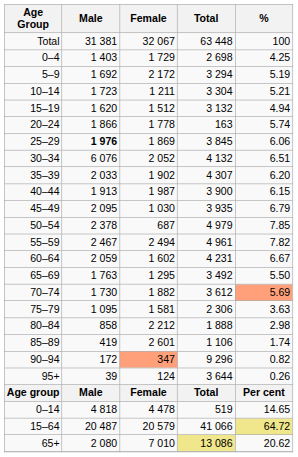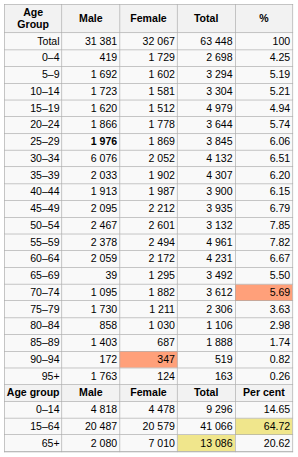(104, 58) 1 403 -> (108, 58) 419
(162, 74) 2 172 -> (162, 74) 1 602
(162, 91) 1 211 -> (162, 91) 1 581
(219, 108) 3 132 -> (219, 108) 4 979
(224, 125) 163 -> (219, 125) 3 644
(162, 208) 1 030 -> (162, 208) 2 212
(104, 225) 2 378 -> (104, 225) 2 467
(166, 225) 687 -> (162, 225) 2 601
(219, 225) 4 979 -> (219, 225) 3 132
(104, 242) 2 467 -> (104, 242) 2 378
(162, 259) 1 602 -> (162, 259) 2 172
(104, 275) 1 763 -> (111, 275) 39
(104, 292) 1 730 -> (104, 292) 1 095
(104, 309) 1 095 -> (104, 309) 1 730
(162, 309) 1 581 -> (162, 309) 1 211
(162, 326) 2 212 -> (162, 326) 1 030
(219, 326) 1 888 -> (219, 326) 1 106
(108, 342) 419 -> (104, 342) 1 403
(162, 342) 2 601 -> (166, 342) 687
(219, 342) 1 106 -> (219, 342) 1 888
(219, 359) 9 296 -> (224, 359) 519
(111, 376) 39 -> (104, 376) 1 763
(219, 376) 3 644 -> (224, 376) 163
(224, 409) 519 -> (219, 409) 9 296
